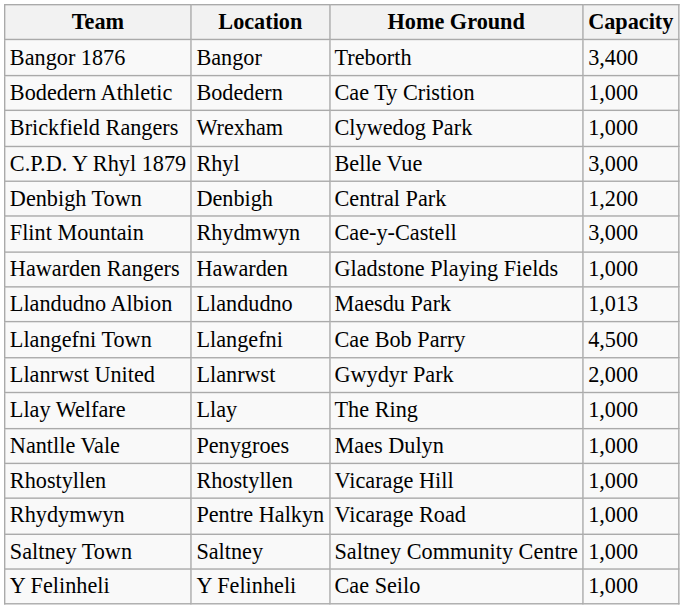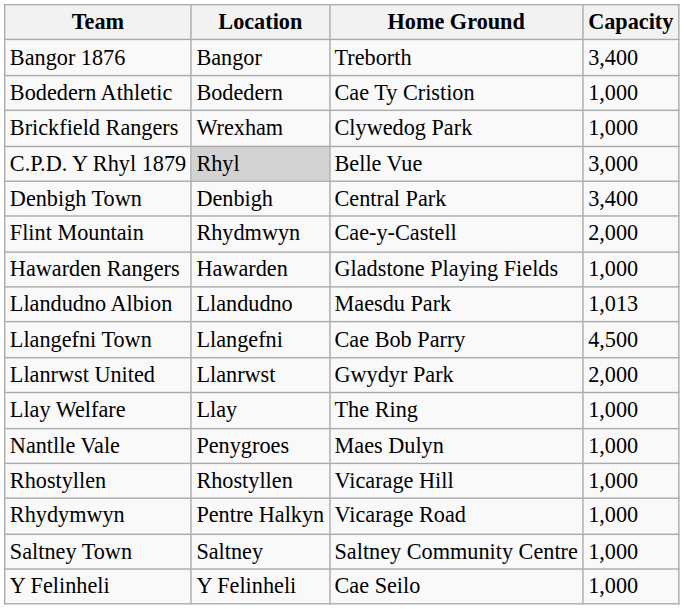(218, 163) no background -> (218, 163) lightgrey background
(613, 198) 1,200 -> (613, 198) 3,400
(613, 233) 3,000 -> (613, 233) 2,000
